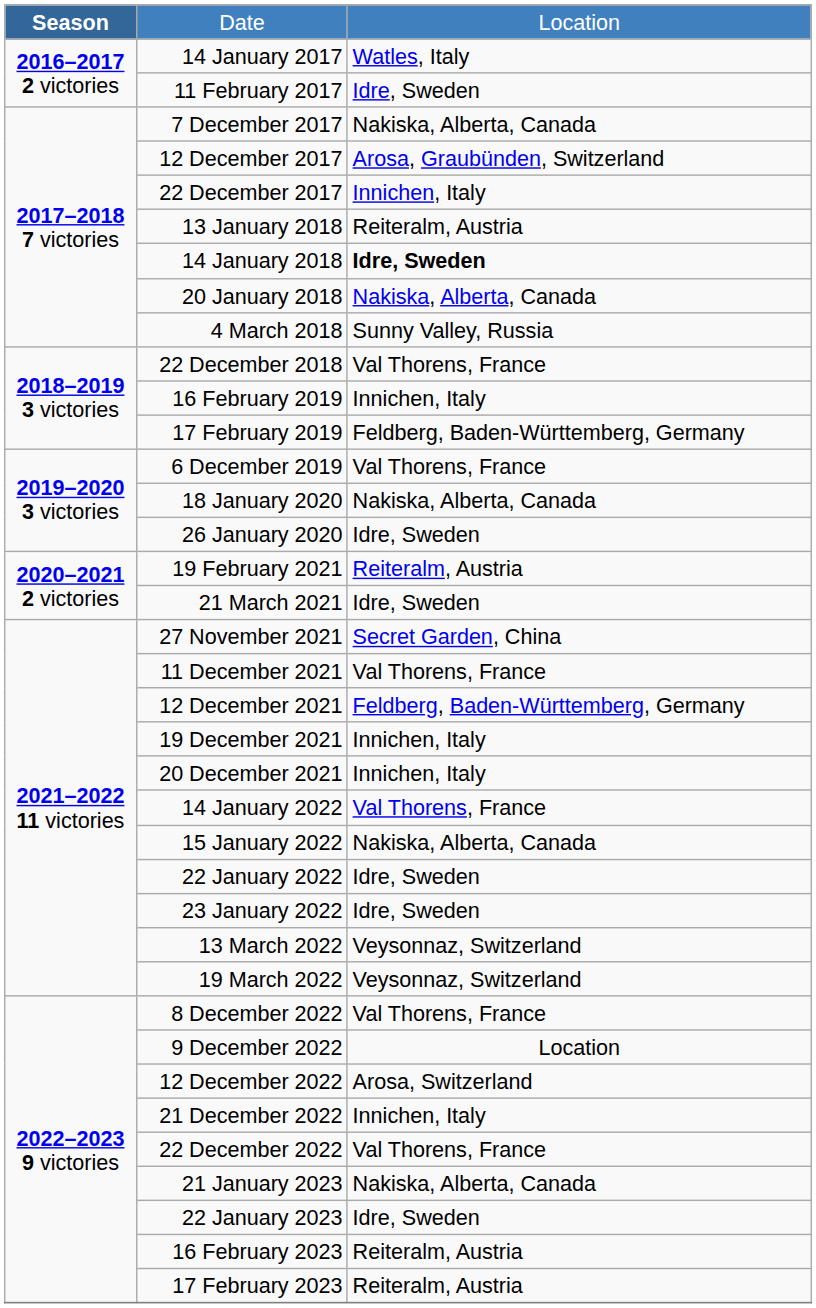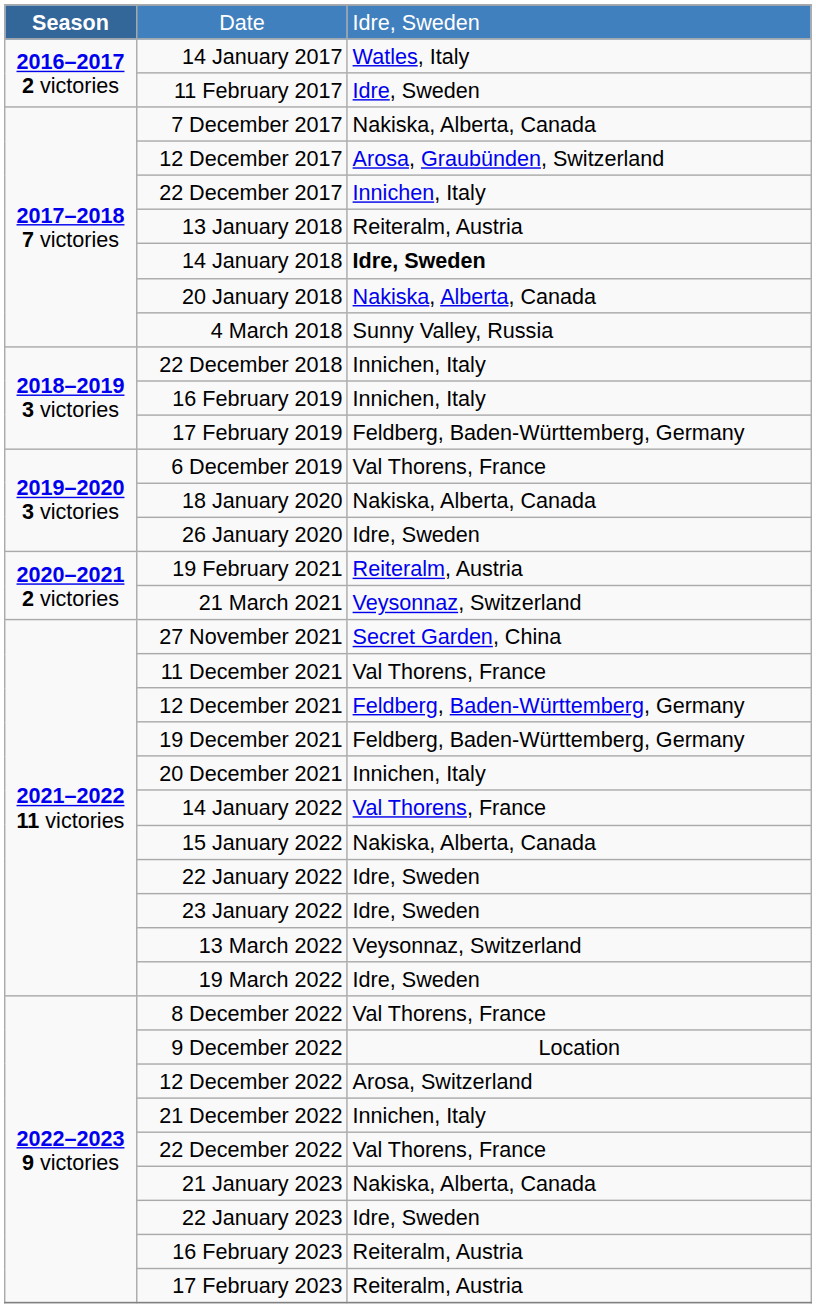(579, 22) Location -> (416, 22) Idre, Sweden
(449, 364) Val Thorens, France -> (419, 364) Innichen, Italy
(416, 603) Idre, Sweden -> (467, 603) Veysonnaz, Switzerland
(419, 740) Innichen, Italy -> (549, 740) Feldberg, Baden-Württemberg, Germany
(467, 979) Veysonnaz, Switzerland -> (416, 979) Idre, Sweden
